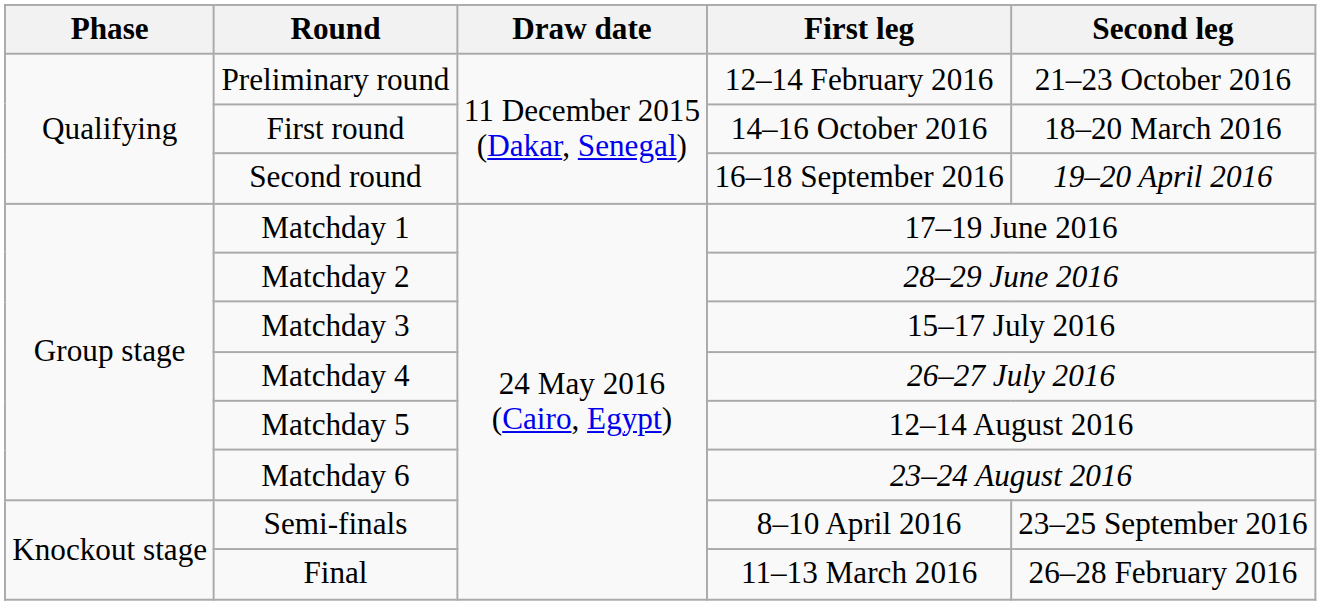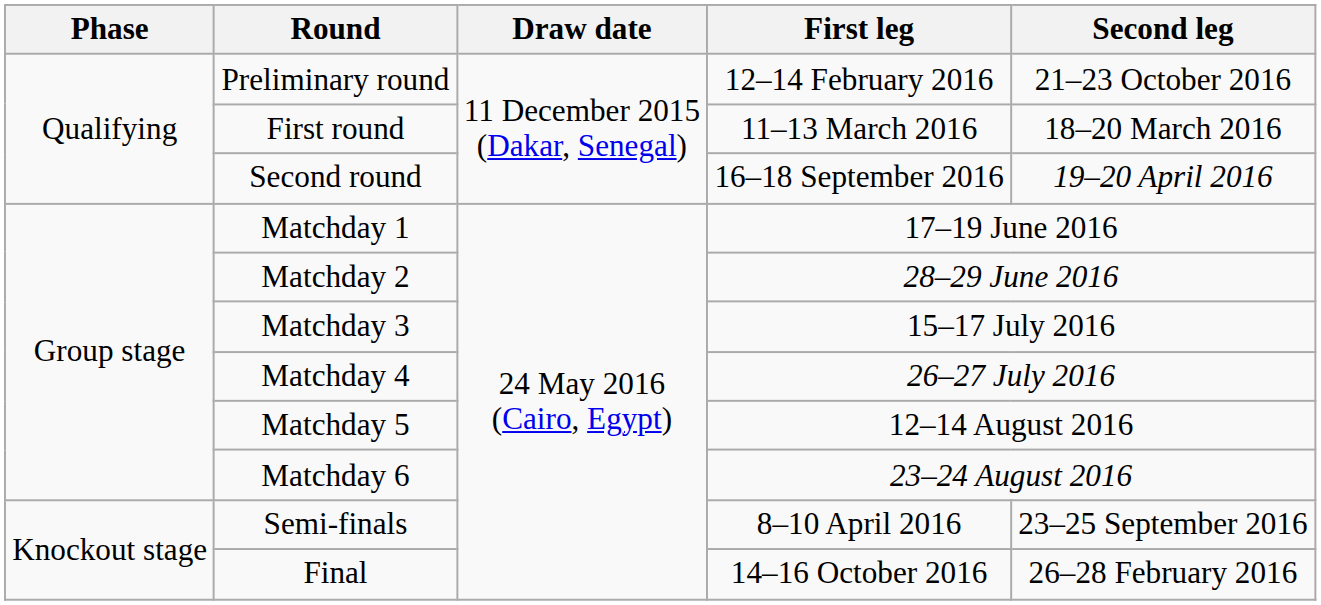(859, 128) 14–16 October 2016 -> (859, 128) 11–13 March 2016
(859, 573) 11–13 March 2016 -> (859, 573) 14–16 October 2016
